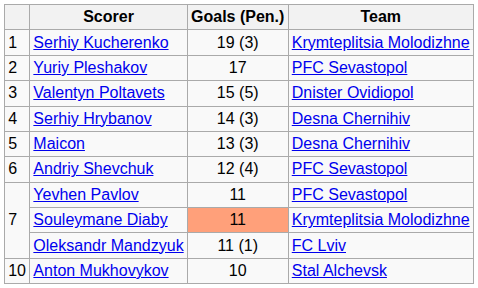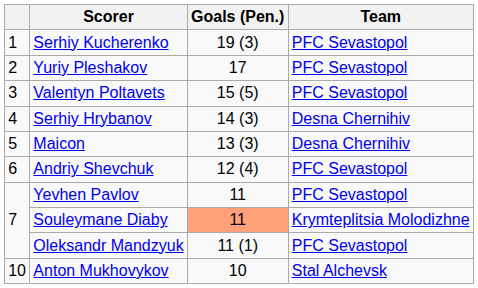(381, 42) Krymteplitsia Molodizhne -> (350, 42) PFC Sevastopol
(353, 93) Dnister Ovidiopol -> (350, 93) PFC Sevastopol
(319, 245) FC Lviv -> (350, 245) PFC Sevastopol
